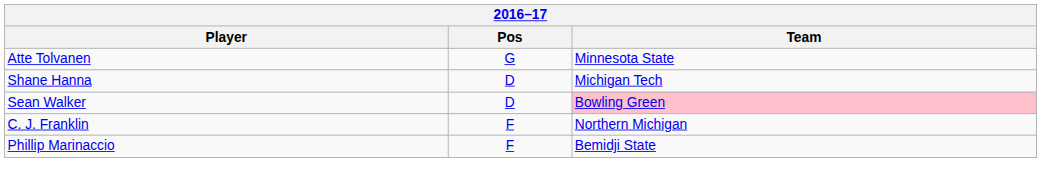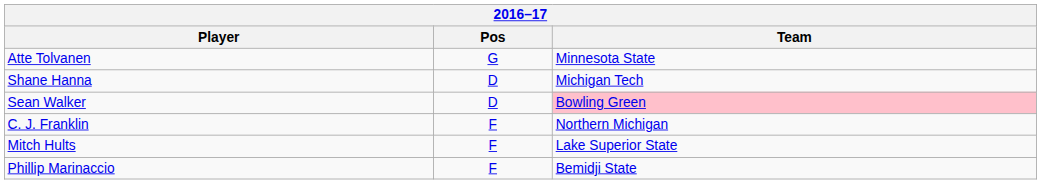+ row: (42, 146)
